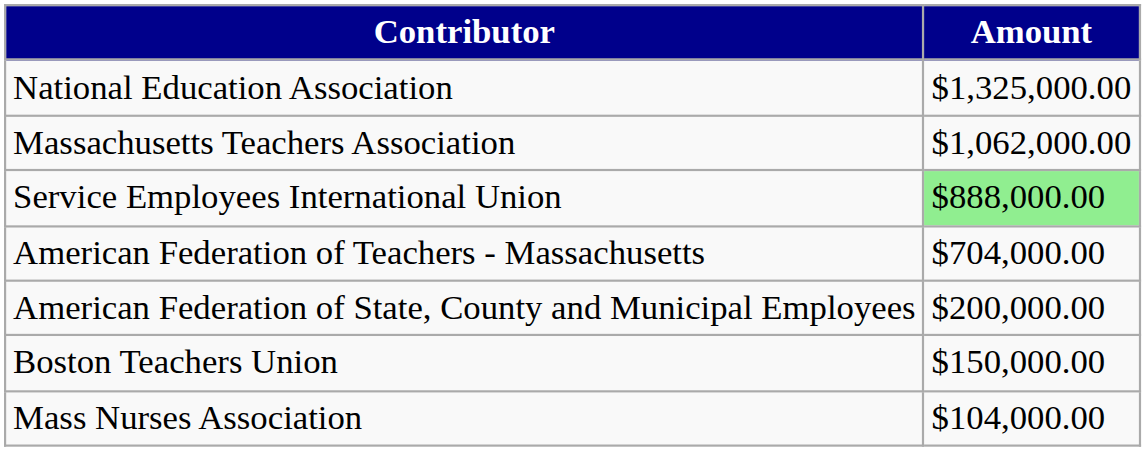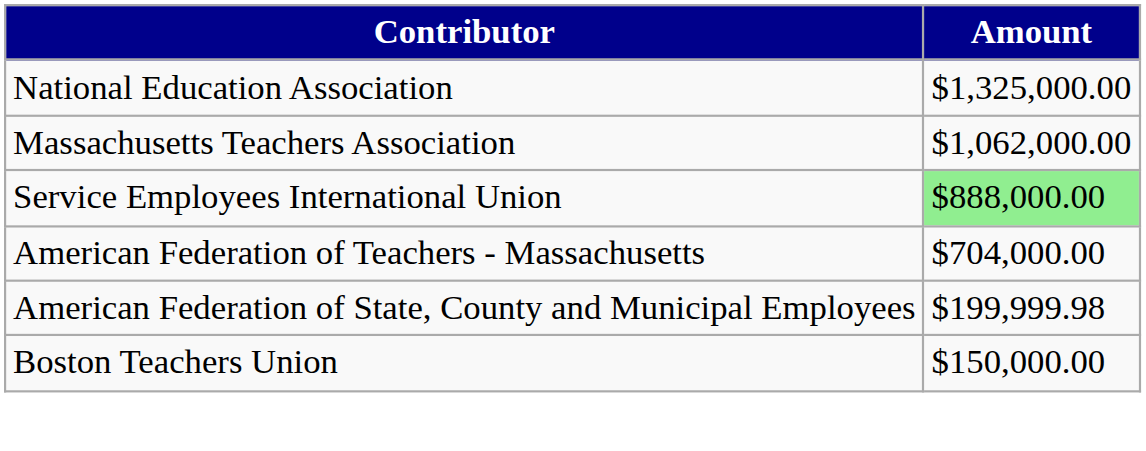(1018, 307) $200,000.00 -> (1018, 307) $199,999.98
- row: (188, 417)
